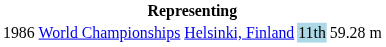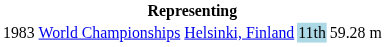(19, 32) 1986 -> (19, 32) 1983
